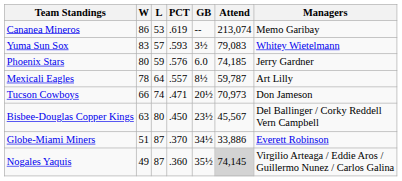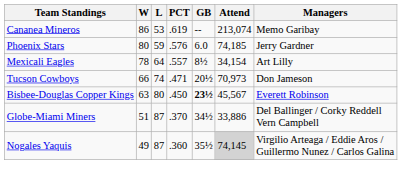- row: (38, 45)
(232, 78) 59,787 -> (232, 62) 34,154
(204, 117) normal -> (204, 95) bold
(319, 117) Del Ballinger / Corky Reddell Vern Campbell -> (292, 95) Everett Robinson
(292, 139) Everett Robinson -> (319, 117) Del Ballinger / Corky Reddell Vern Campbell
